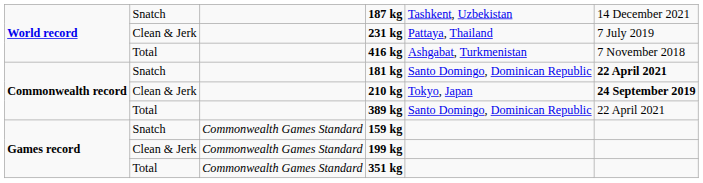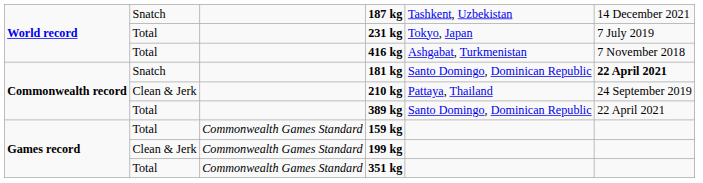(165, 33) Clean & Jerk -> (145, 33) Total
(450, 33) Pattaya, Thailand -> (440, 33) Tokyo, Japan
(440, 91) Tokyo, Japan -> (450, 91) Pattaya, Thailand
(646, 91) bold -> (645, 91) normal
(149, 129) Snatch -> (145, 129) Total
